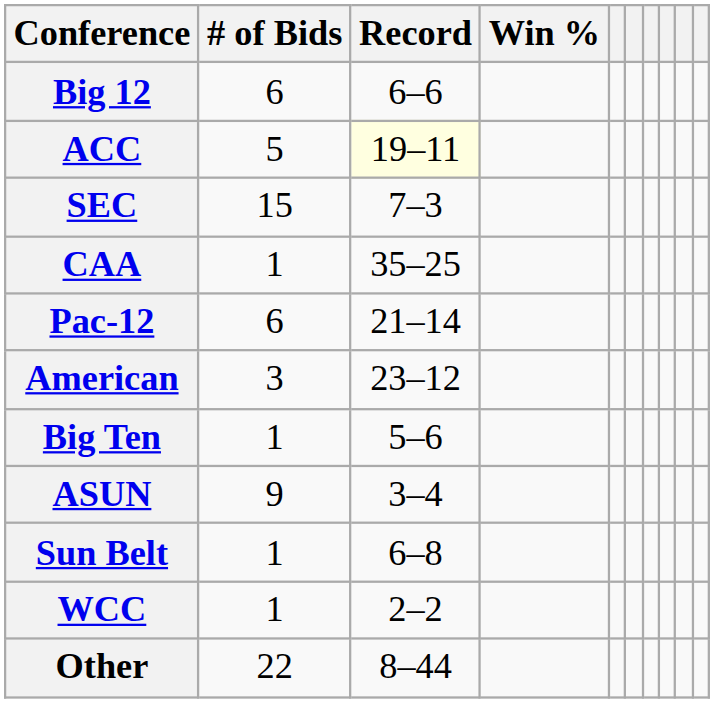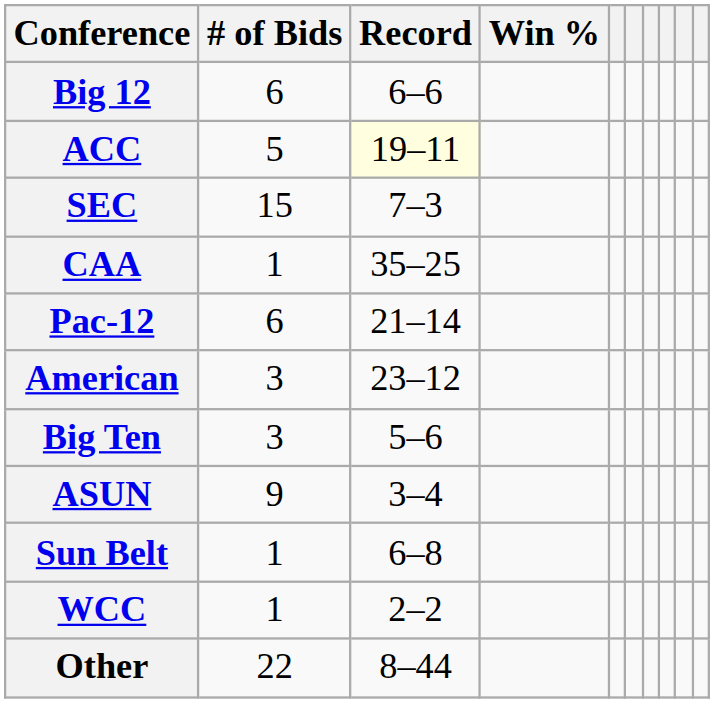(275, 436) 1 -> (275, 436) 3
